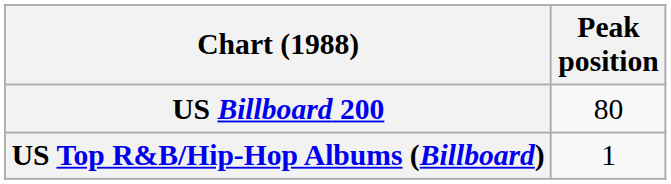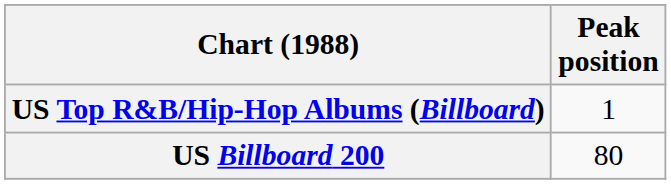rows swapped: (278, 108) <-> (278, 155)
